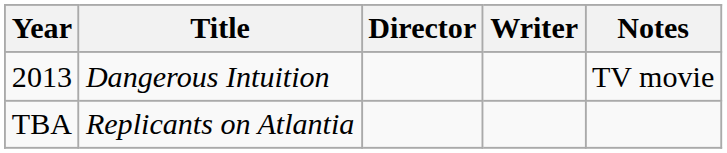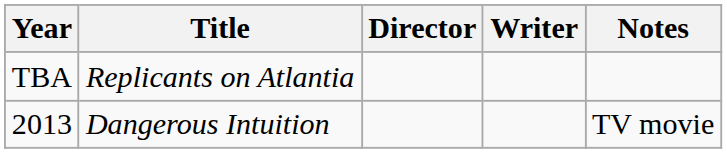rows swapped: (42, 76) <-> (42, 123)
